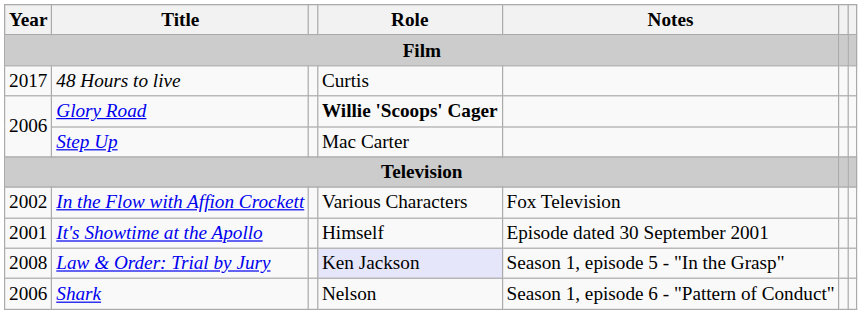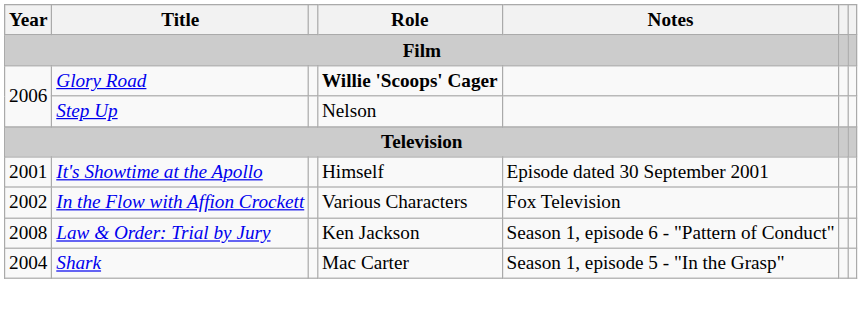- row: (118, 80)
(365, 141) Mac Carter -> (349, 111) Nelson
rows swapped: (159, 232) <-> (180, 202)
(371, 263) lavender background -> (371, 232) no background
(645, 263) Season 1, episode 5 - "In the Grasp" -> (671, 232) Season 1, episode 6 - "Pattern of Conduct"
(28, 293) 2006 -> (28, 263) 2004
(349, 293) Nelson -> (365, 263) Mac Carter
(671, 293) Season 1, episode 6 - "Pattern of Conduct" -> (645, 263) Season 1, episode 5 - "In the Grasp"
